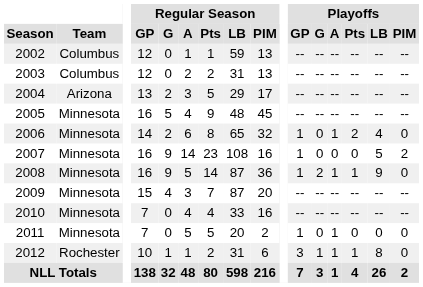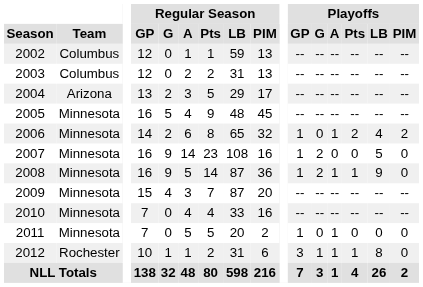(405, 133) 0 -> (405, 133) 2
(320, 153) 0 -> (320, 153) 2
(405, 153) 2 -> (405, 153) 0
